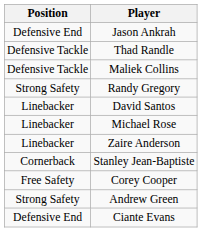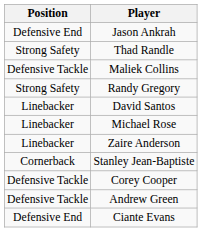(48, 50) Defensive Tackle -> (48, 50) Strong Safety
(48, 180) Free Safety -> (48, 180) Defensive Tackle
(48, 198) Strong Safety -> (48, 198) Defensive Tackle
